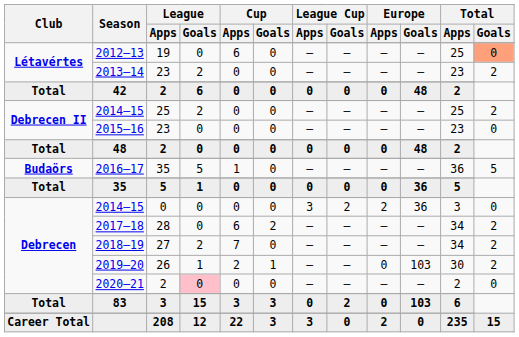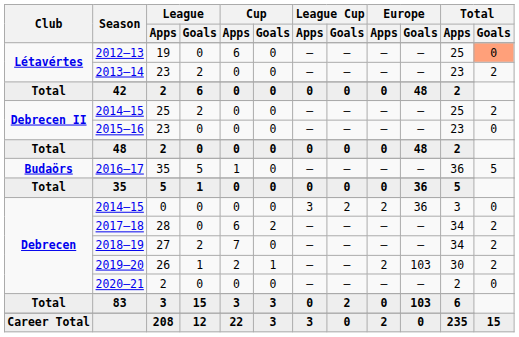(384, 264) 0 -> (384, 264) 2
(200, 283) pink background -> (200, 283) no background
